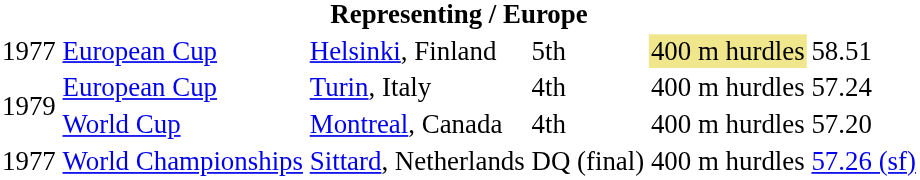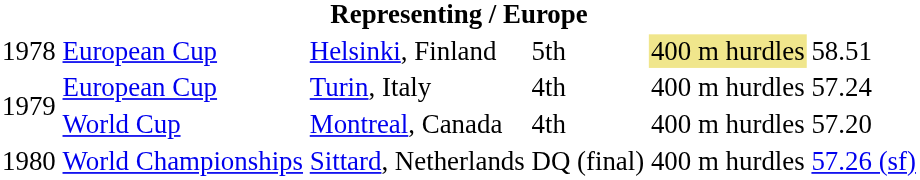(29, 50) 1977 -> (29, 50) 1978
(29, 161) 1977 -> (29, 161) 1980
